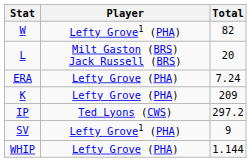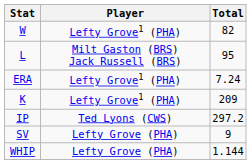(228, 55) 20 -> (228, 55) 95
(125, 78) Lefty Grove (PHA) -> (125, 80) Lefty Grove1 (PHA)
(125, 95) Lefty Grove (PHA) -> (125, 99) Lefty Grove1 (PHA)
(125, 131) Lefty Grove1 (PHA) -> (125, 135) Lefty Grove (PHA)
